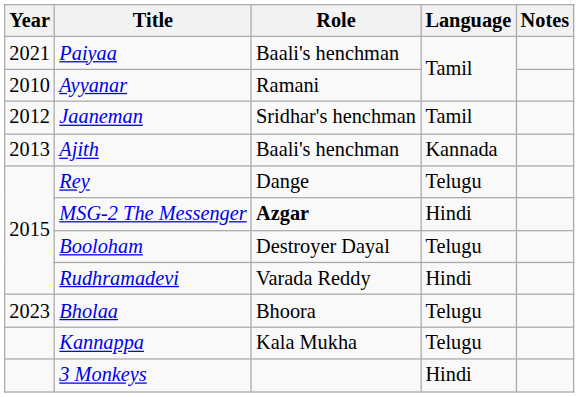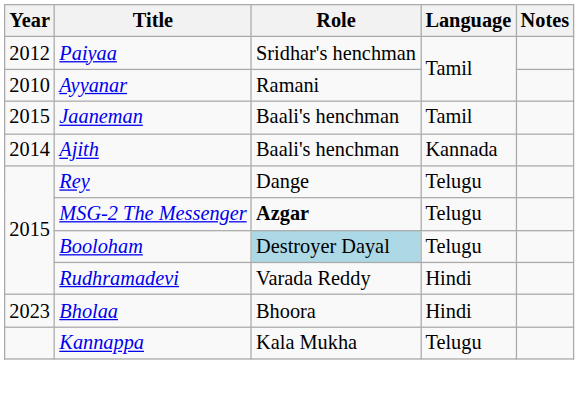(30, 52) 2021 -> (30, 52) 2012
(328, 52) Baali's henchman -> (336, 52) Sridhar's henchman
(30, 117) 2012 -> (30, 117) 2015
(336, 117) Sridhar's henchman -> (328, 117) Baali's henchman
(30, 149) 2013 -> (30, 149) 2014
(449, 213) Hindi -> (453, 213) Telugu
(323, 246) no background -> (323, 246) lightblue background
(453, 310) Telugu -> (449, 310) Hindi
- row: (103, 375)
